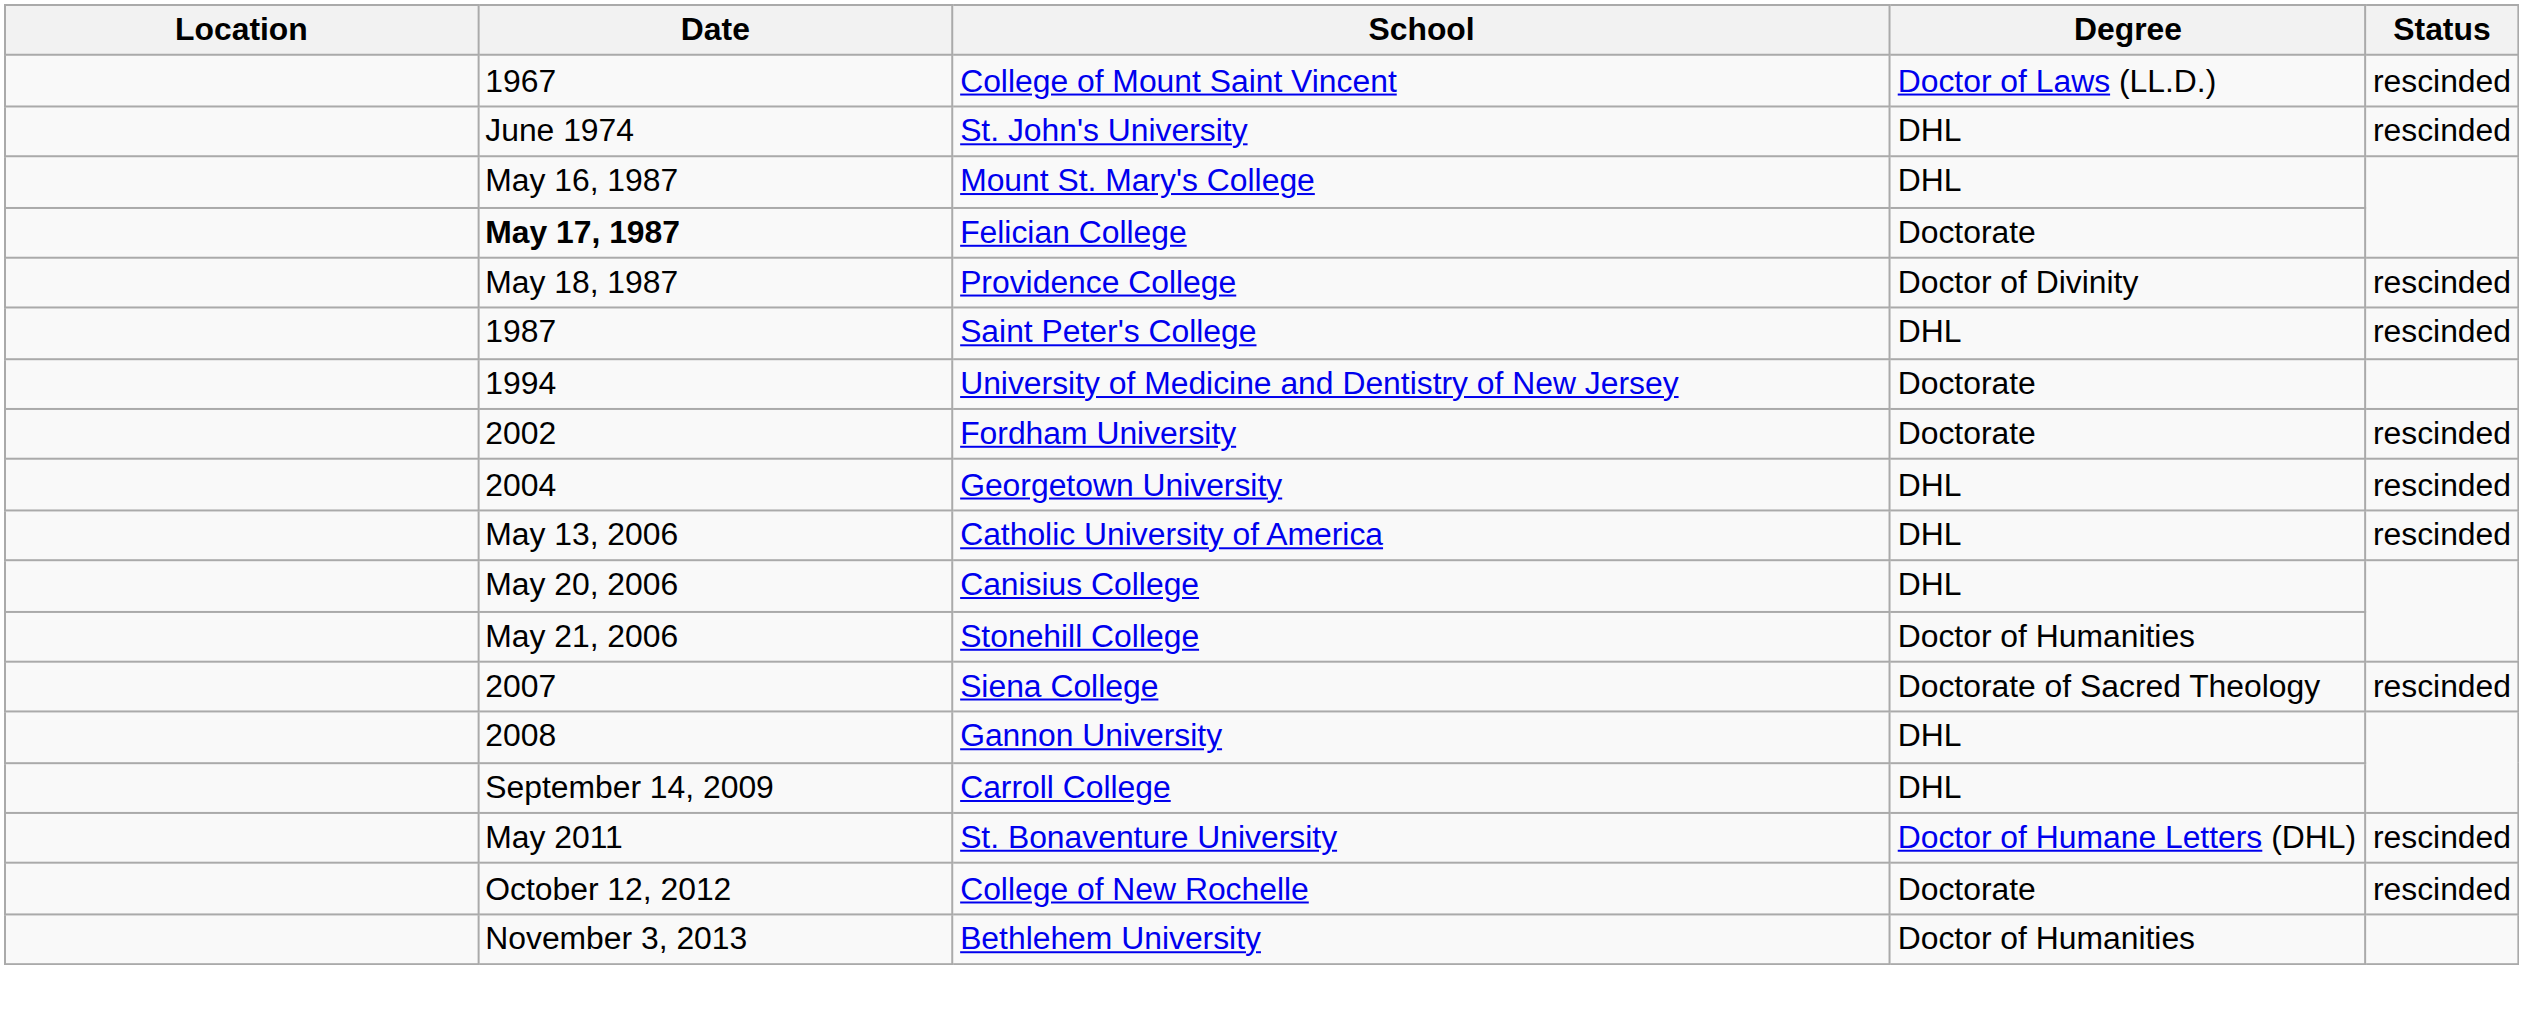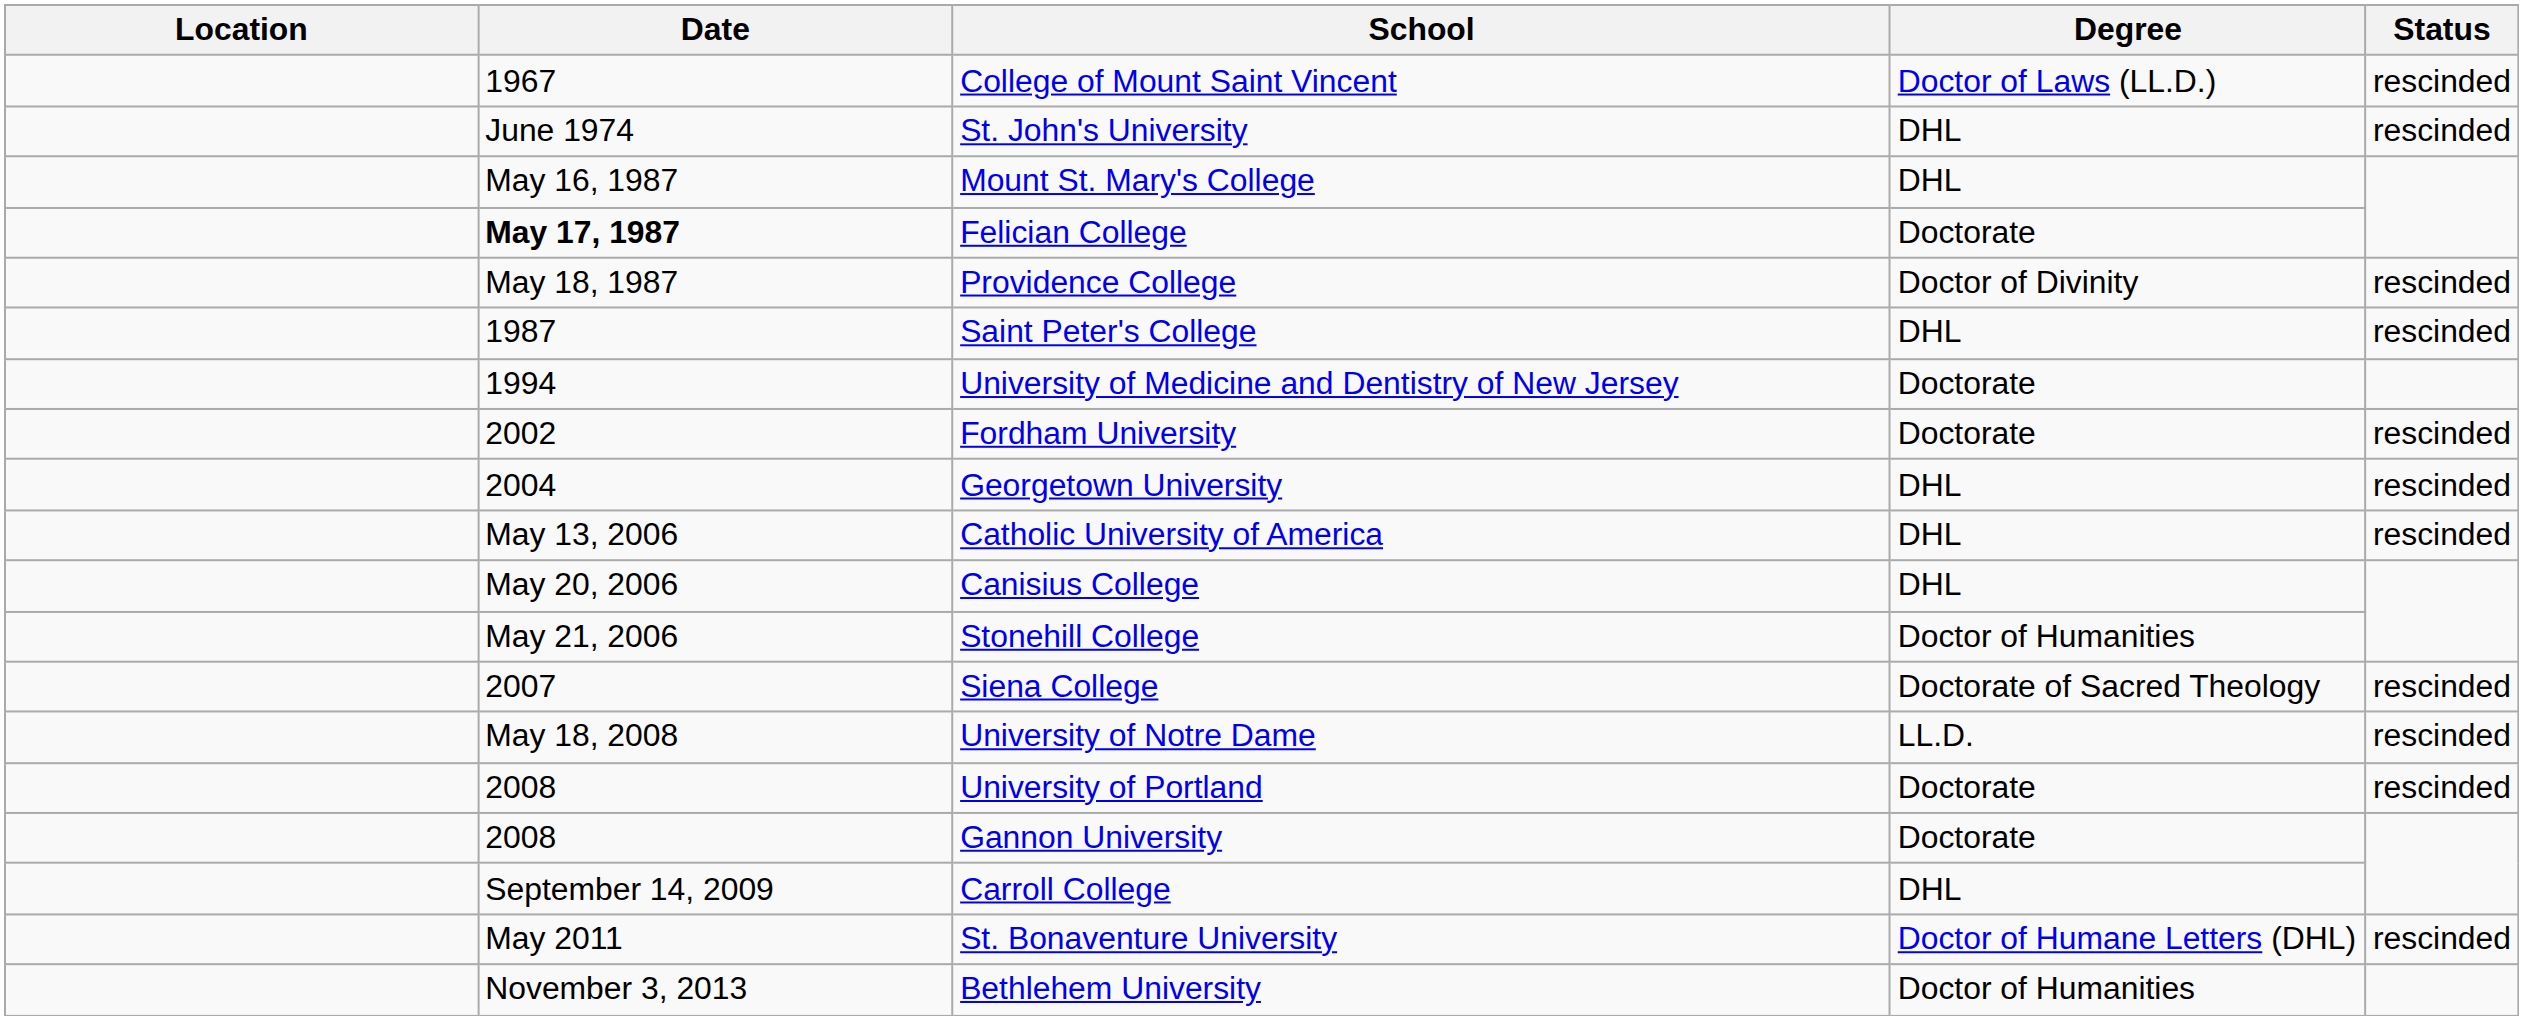+ row: (1138, 736)
+ row: (1111, 787)
(1930, 736) DHL -> (1967, 837) Doctorate
- row: (1134, 888)
